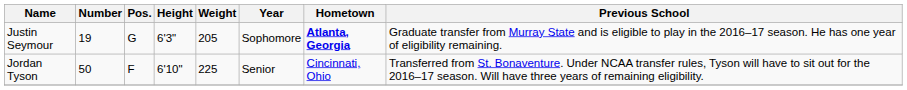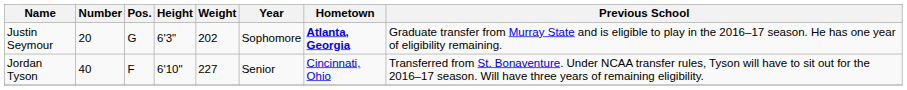(85, 38) 19 -> (85, 38) 20
(208, 38) 205 -> (208, 38) 202
(85, 69) 50 -> (85, 69) 40
(208, 69) 225 -> (208, 69) 227
